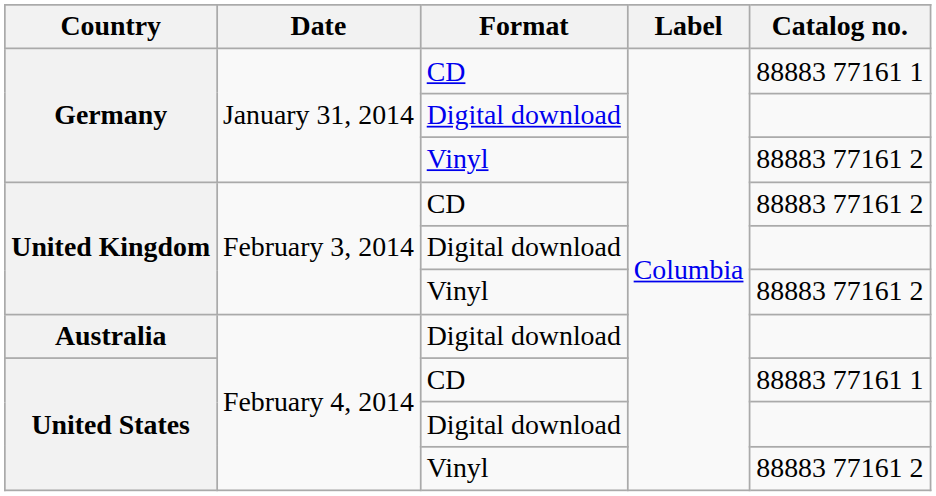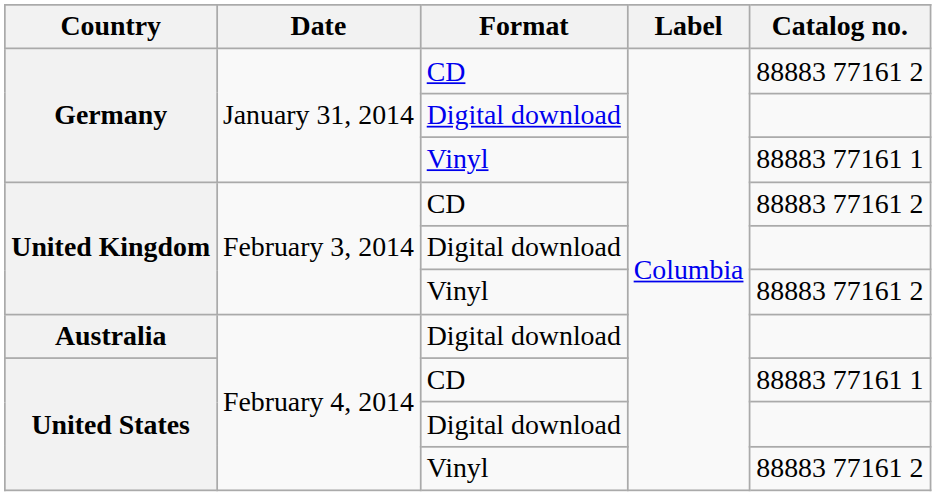(840, 70) 88883 77161 1 -> (840, 70) 88883 77161 2
(840, 159) 88883 77161 2 -> (840, 159) 88883 77161 1
